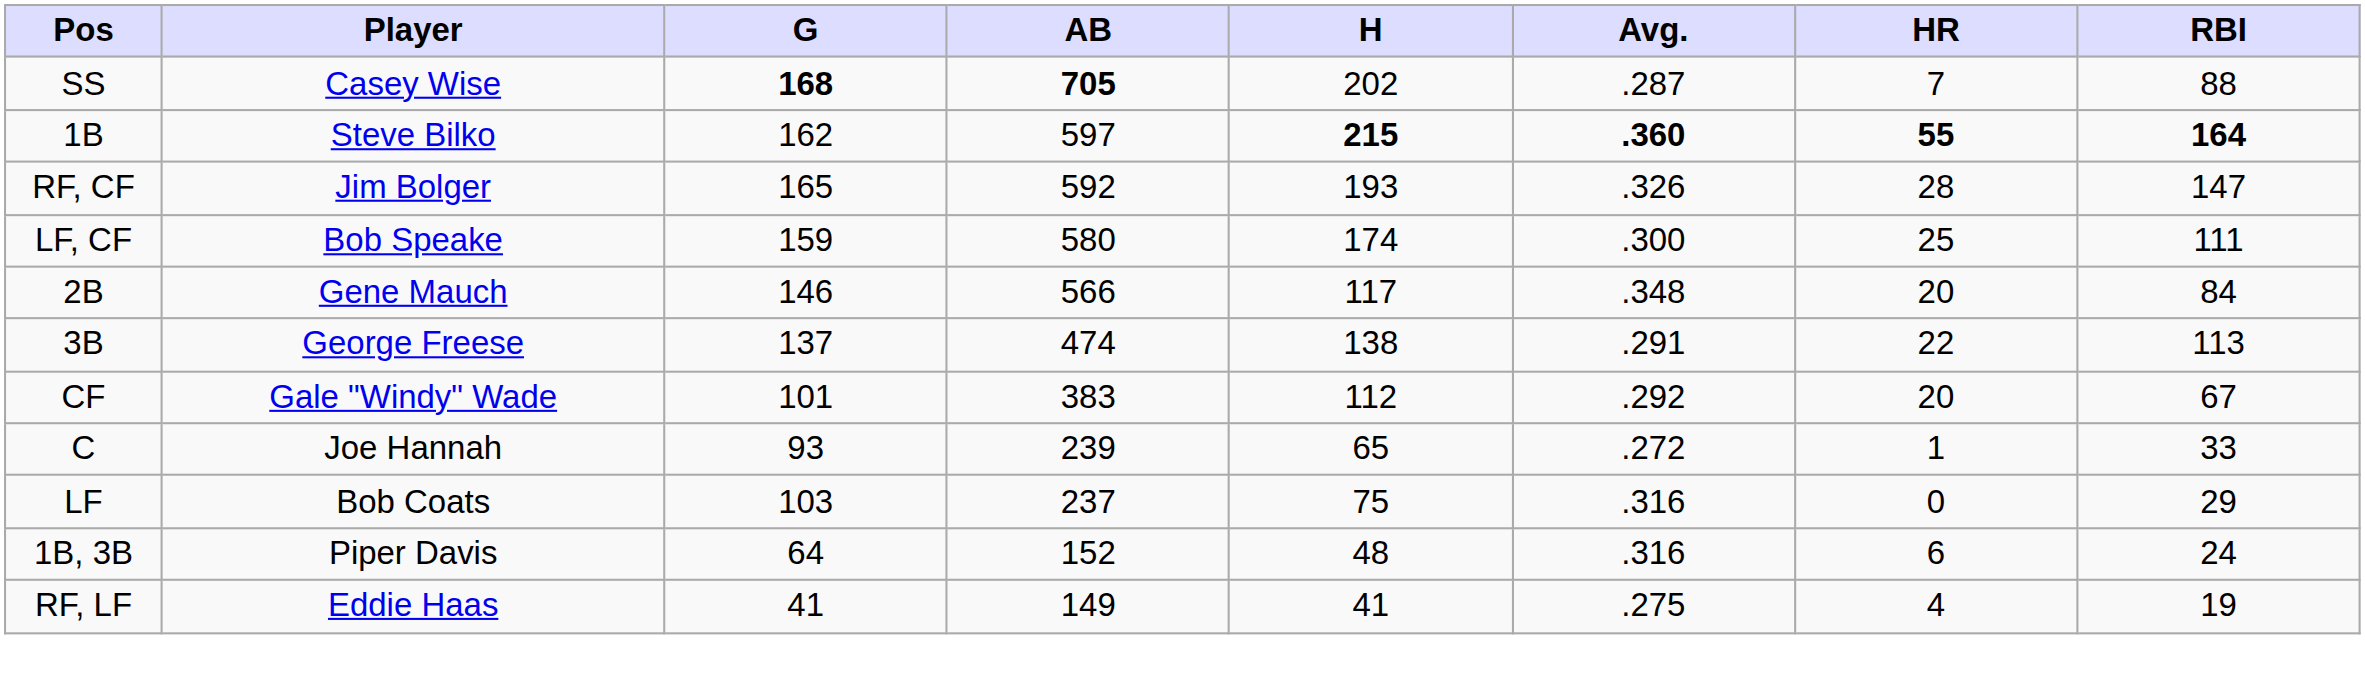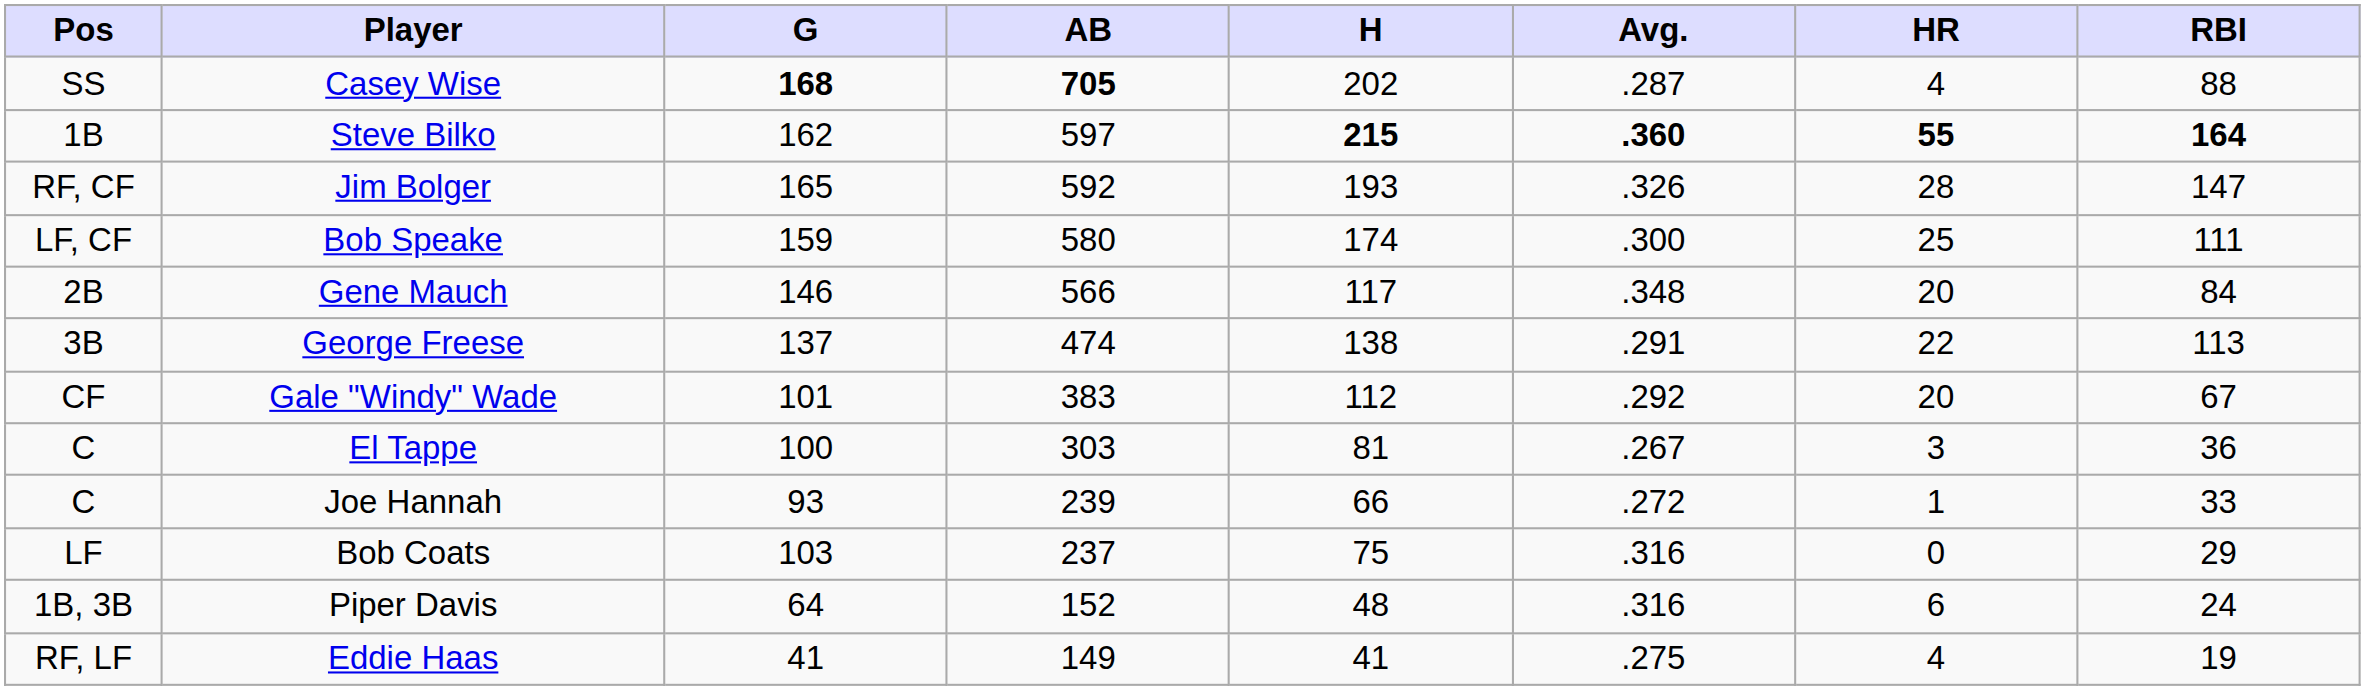(1936, 82) 7 -> (1936, 82) 4
+ row: (413, 448)
(1371, 448) 65 -> (1371, 501) 66
